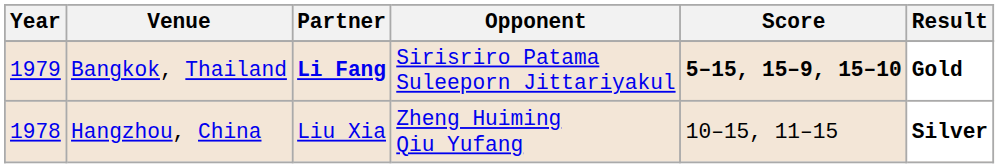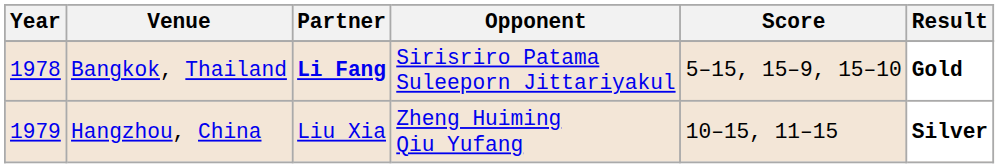(35, 71) 1979 -> (35, 71) 1978
(794, 71) bold -> (794, 71) normal
(35, 132) 1978 -> (35, 132) 1979
